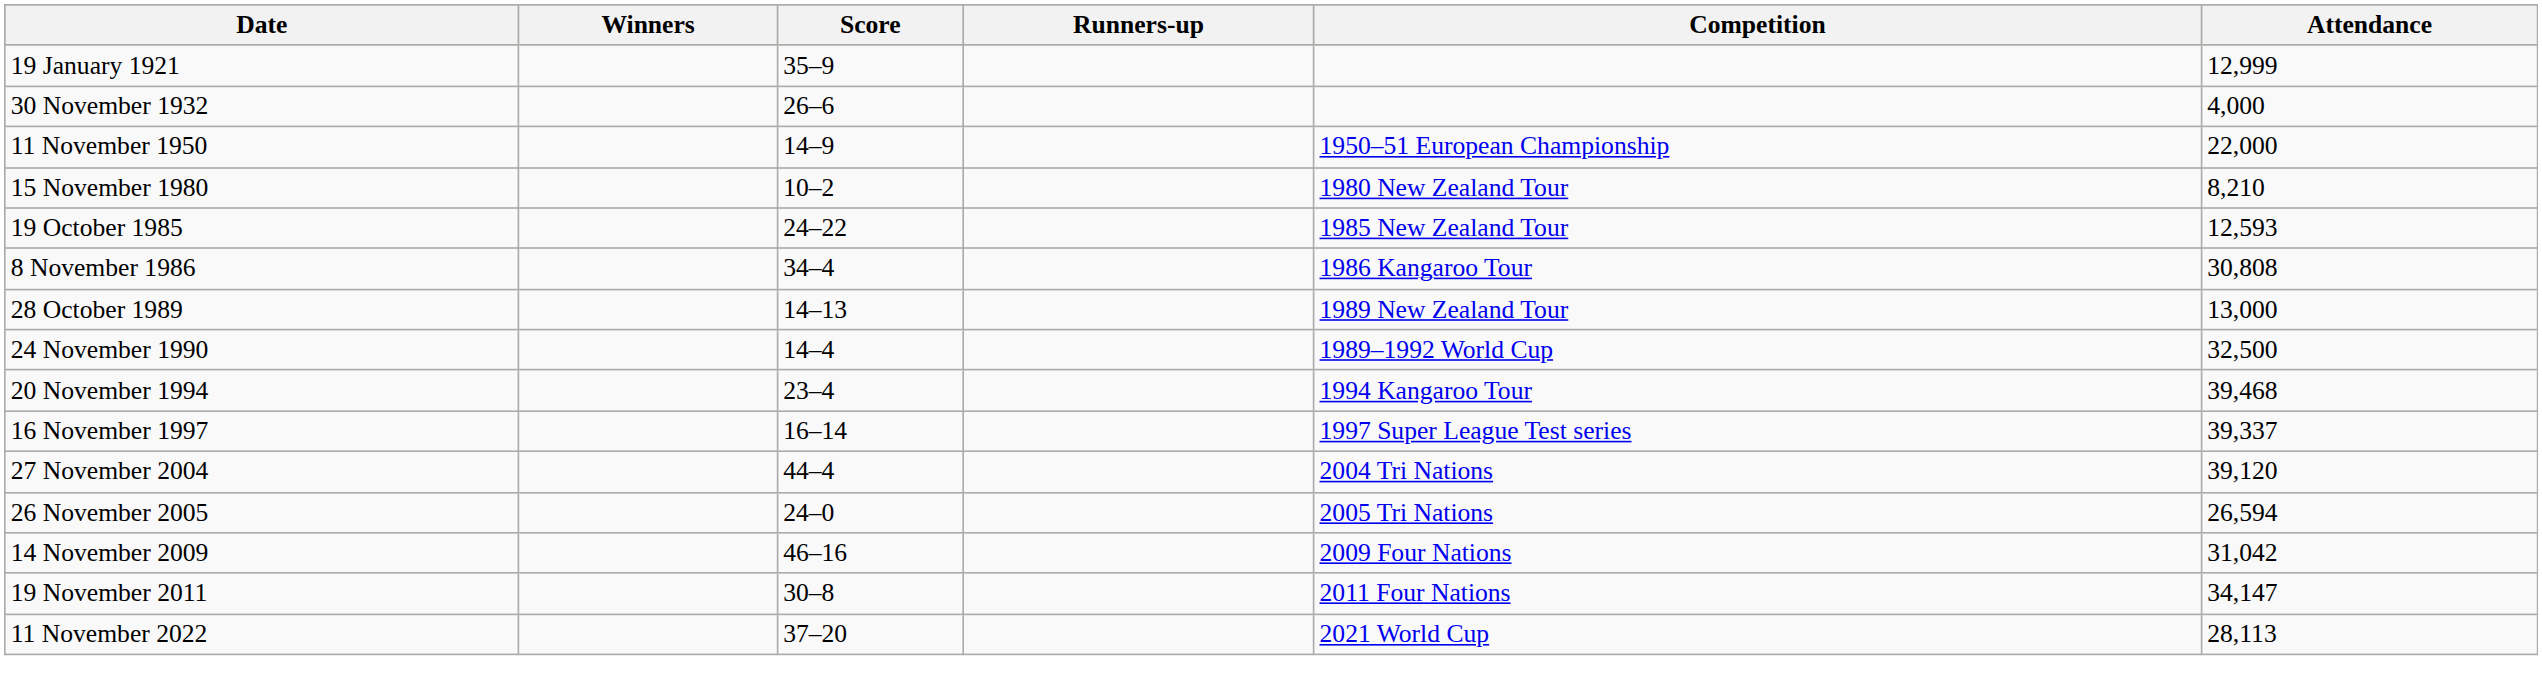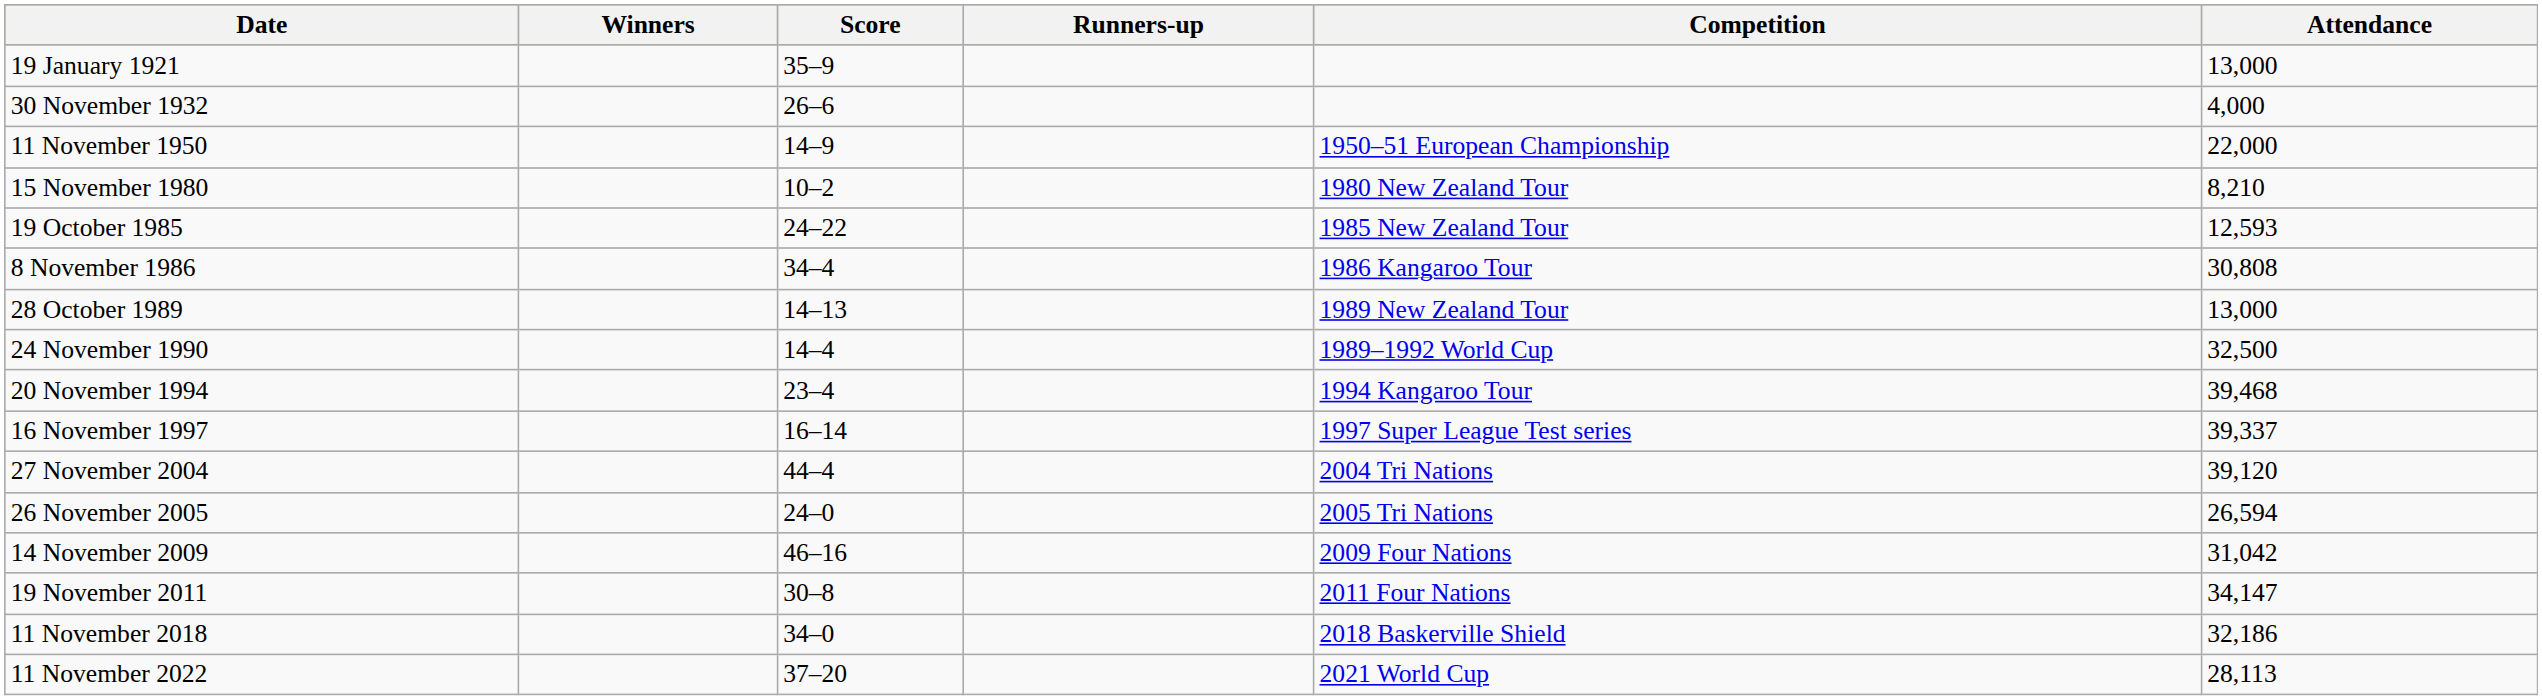(2242, 65) 12,999 -> (2242, 65) 13,000
+ row: (109, 633)
